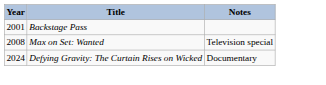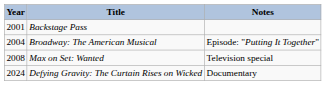+ row: (93, 42)
